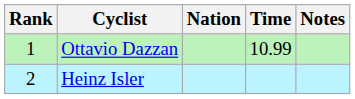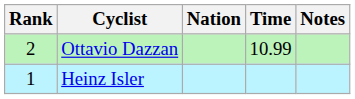(31, 49) 1 -> (31, 49) 2
(31, 78) 2 -> (31, 78) 1
